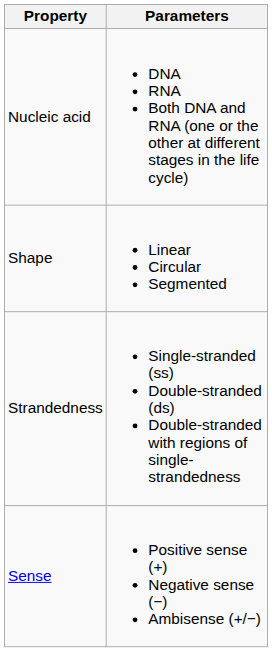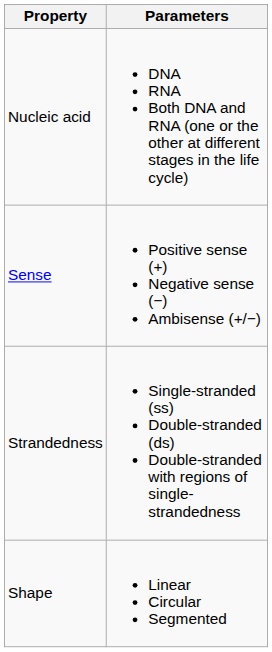rows swapped: (30, 258) <-> (30, 575)
